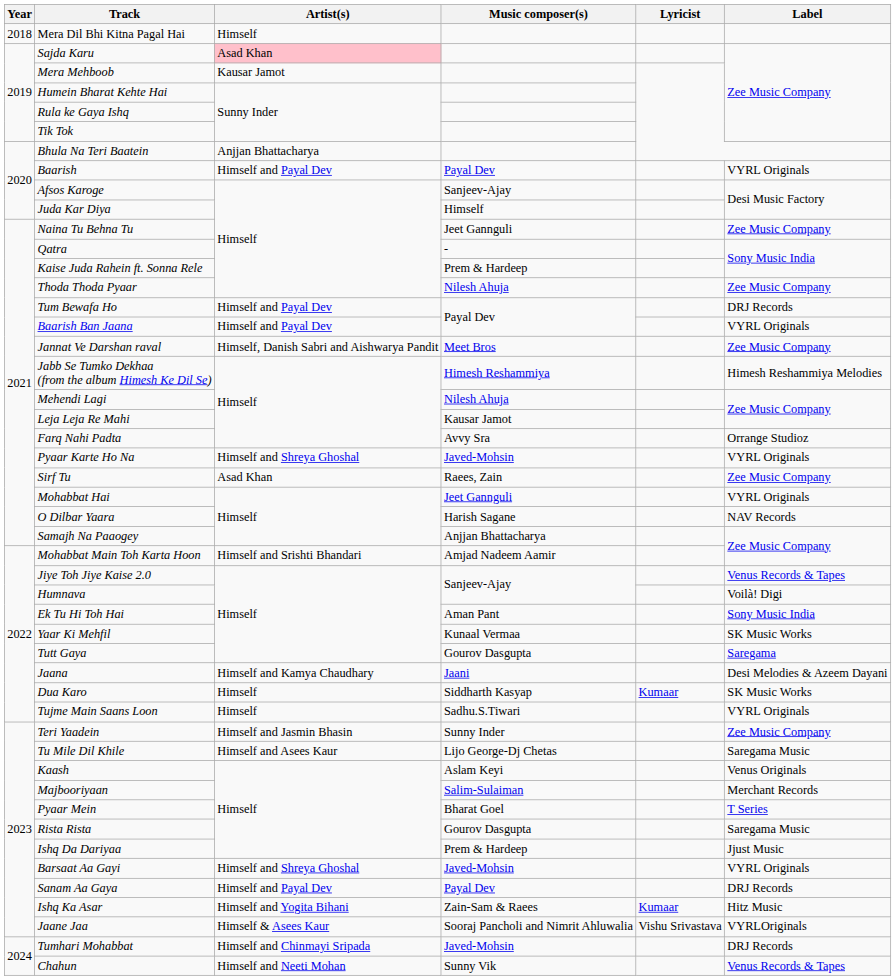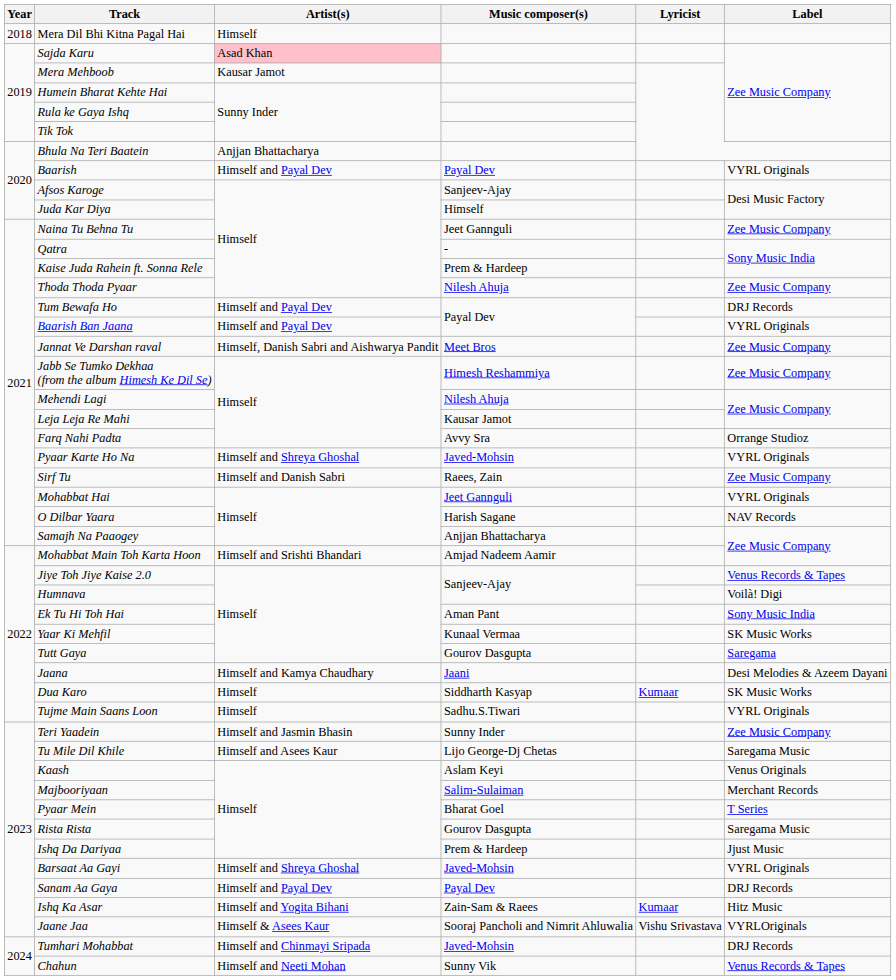(805, 372) Himesh Reshammiya Melodies -> (779, 372) Zee Music Company
(245, 477) Asad Khan -> (281, 477) Himself and Danish Sabri
